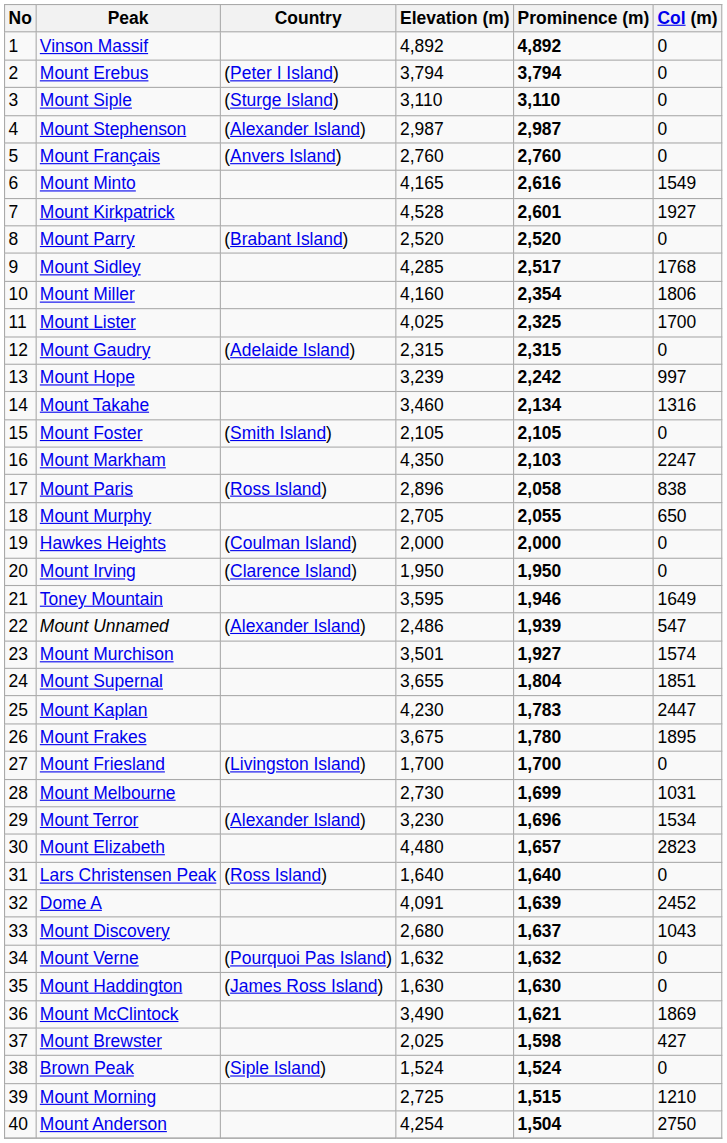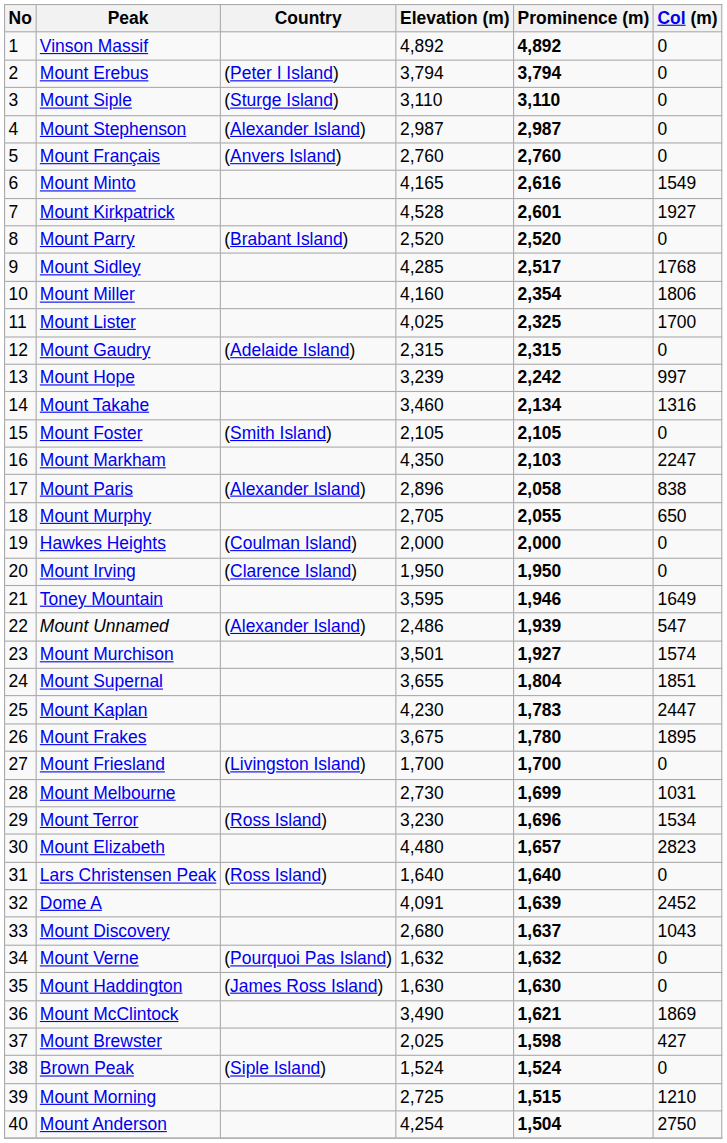(276, 488) (Ross Island) -> (295, 488) (Alexander Island)
(295, 820) (Alexander Island) -> (276, 820) (Ross Island)
